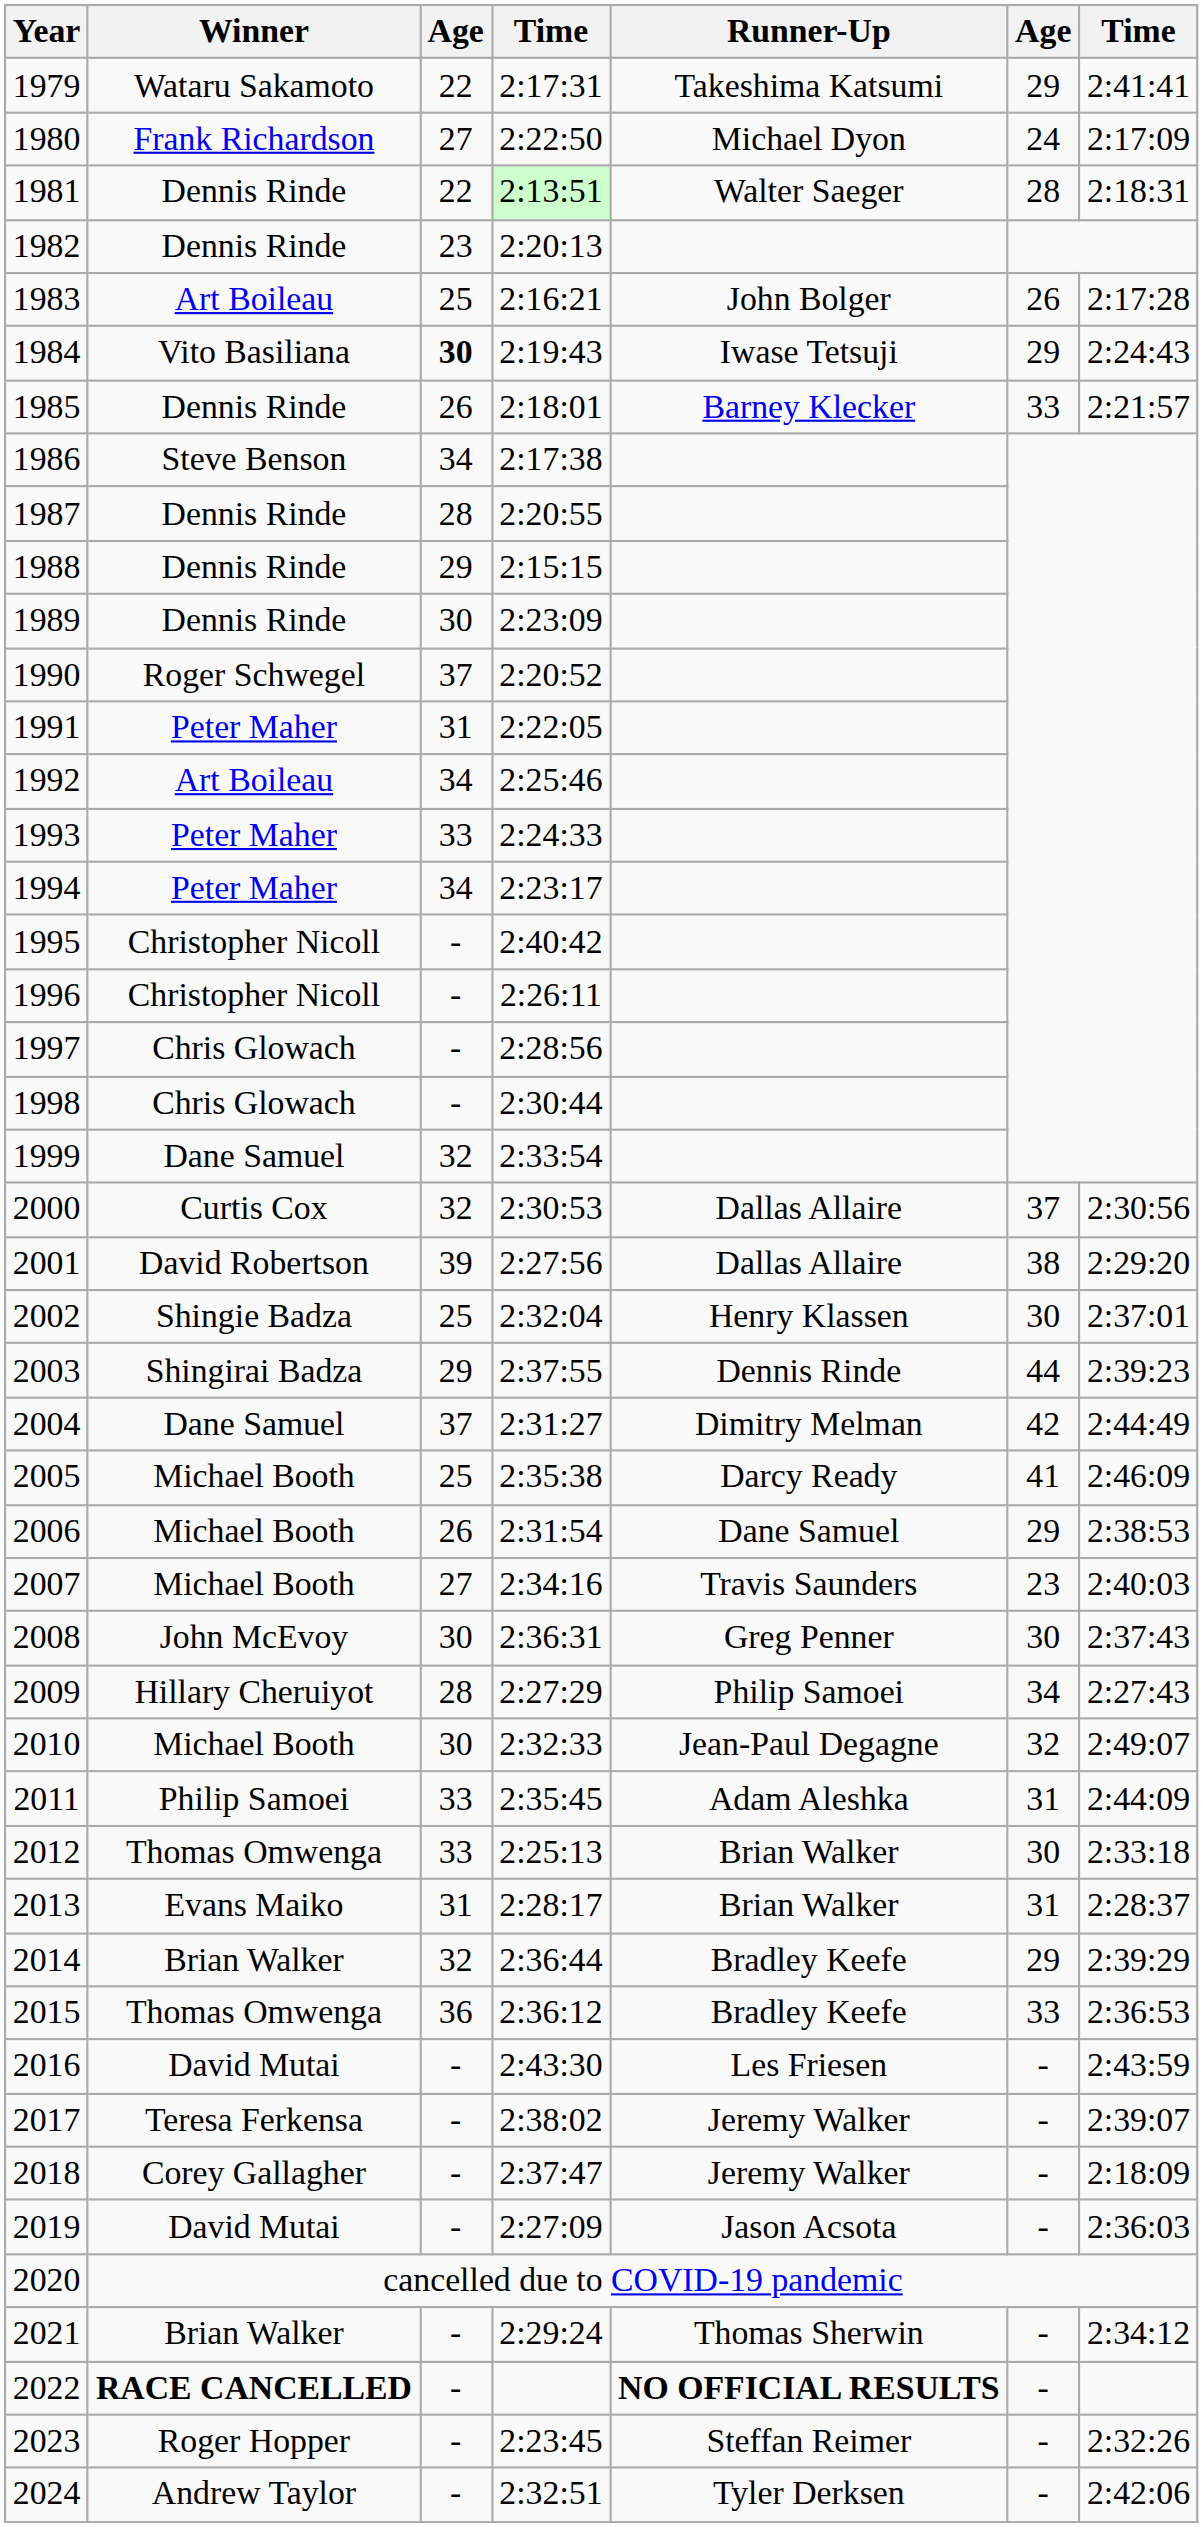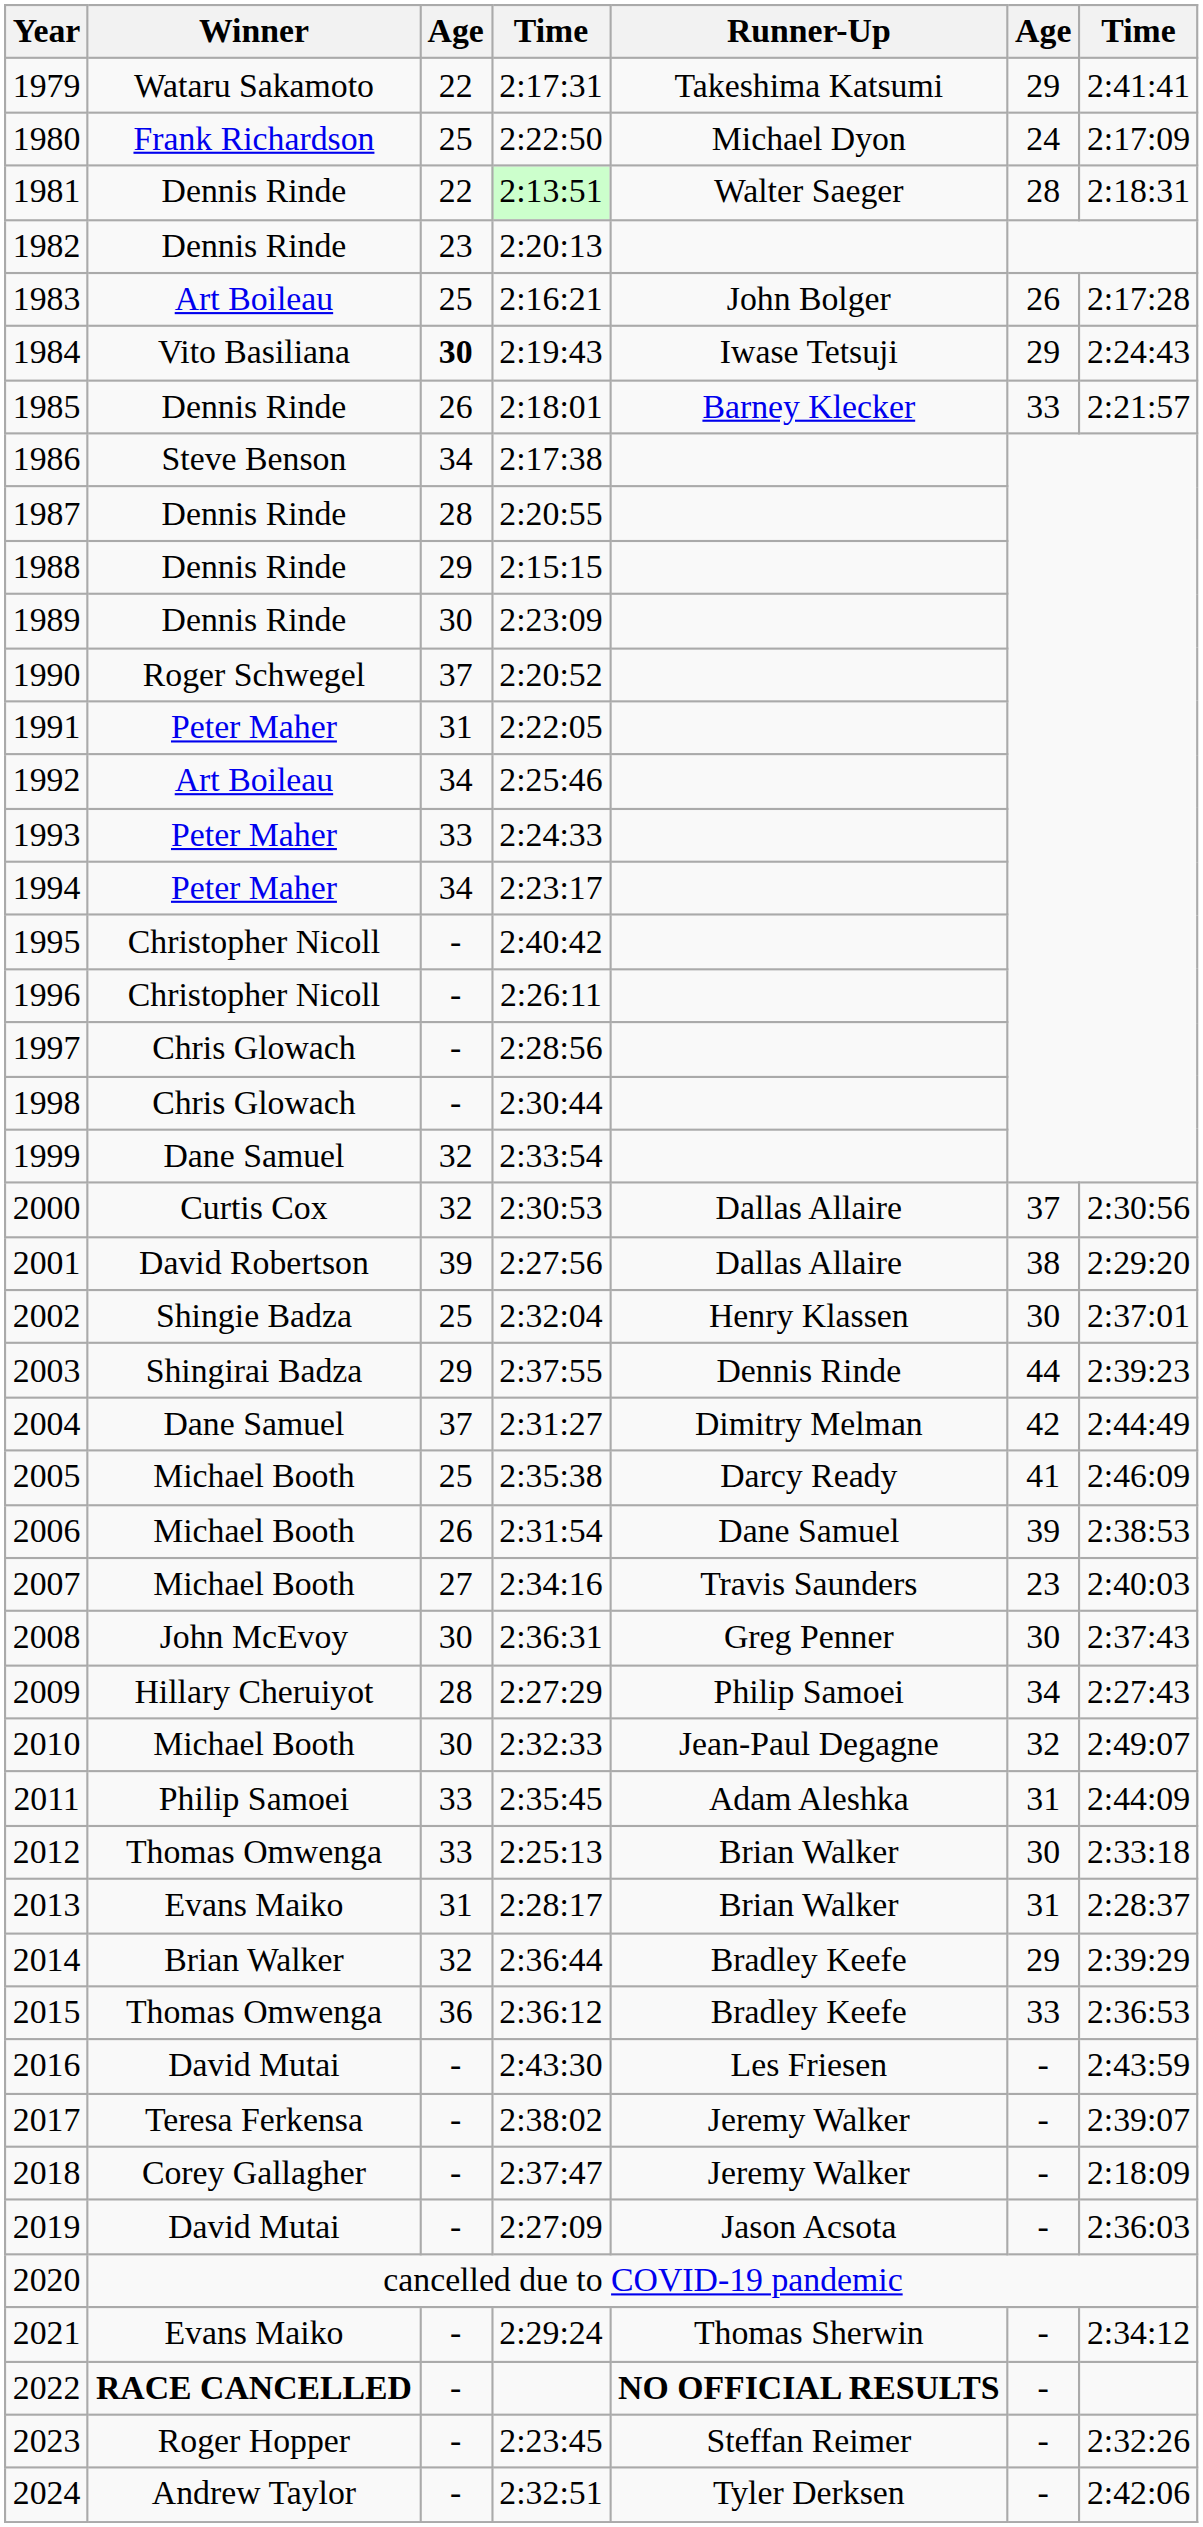(456, 138) 27 -> (456, 138) 25
(1043, 1530) 29 -> (1043, 1530) 39
(254, 2333) Brian Walker -> (254, 2333) Evans Maiko
